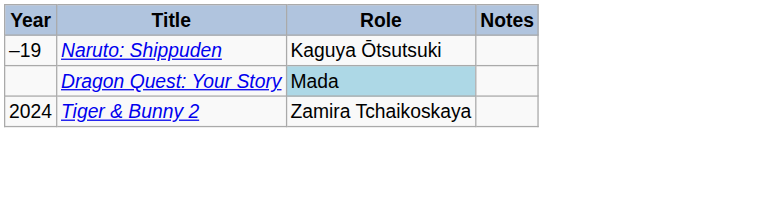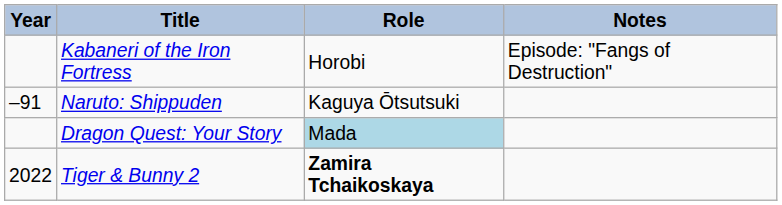+ row: (146, 61)
(25, 51) –19 -> (25, 103) –91
(31, 112) 2024 -> (31, 175) 2022
(381, 112) normal -> (371, 175) bold
